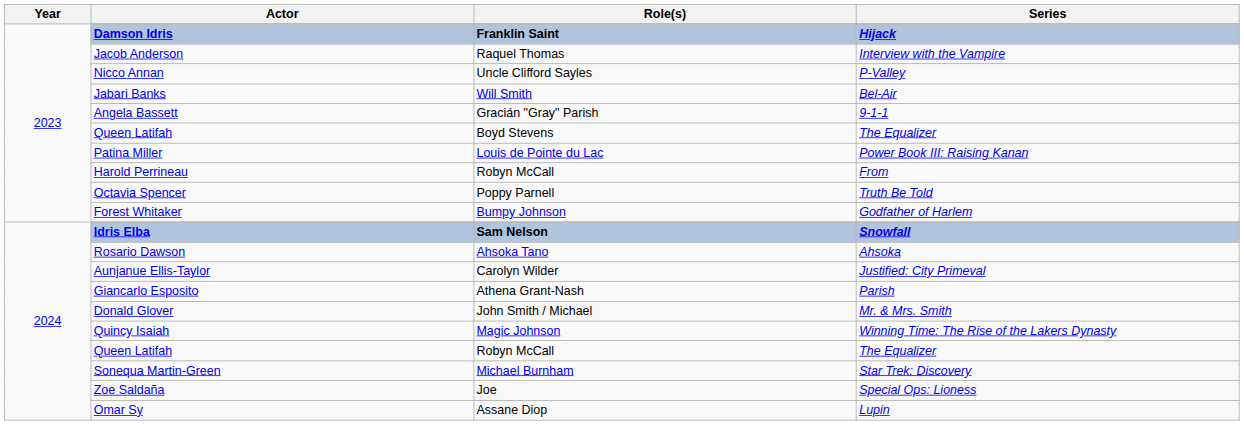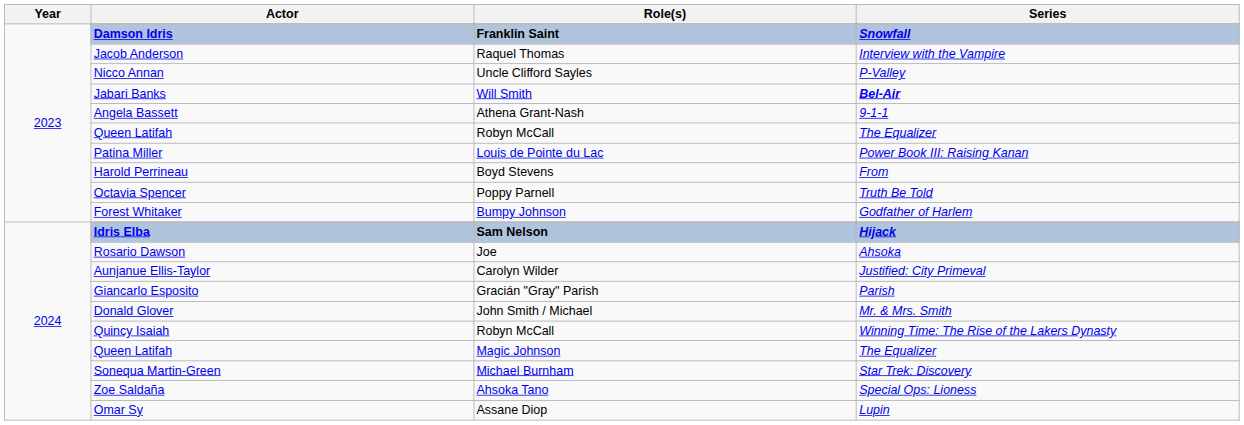(878, 34) Hijack -> (885, 34) Snowfall
(878, 93) normal -> (880, 93) bold
(537, 113) Gracián "Gray" Parish -> (530, 113) Athena Grant-Nash
(515, 133) Boyd Stevens -> (515, 133) Robyn McCall
(515, 172) Robyn McCall -> (515, 172) Boyd Stevens
(885, 232) Snowfall -> (878, 232) Hijack
(512, 251) Ahsoka Tano -> (487, 251) Joe
(530, 291) Athena Grant-Nash -> (537, 291) Gracián "Gray" Parish
(518, 331) Magic Johnson -> (515, 331) Robyn McCall
(515, 350) Robyn McCall -> (518, 350) Magic Johnson
(487, 390) Joe -> (512, 390) Ahsoka Tano
